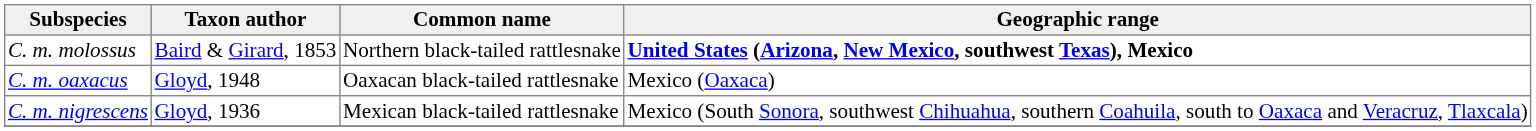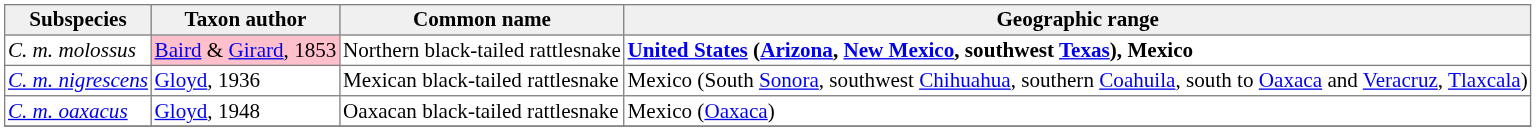(245, 50) no background -> (245, 50) pink background
rows swapped: (78, 110) <-> (68, 80)
